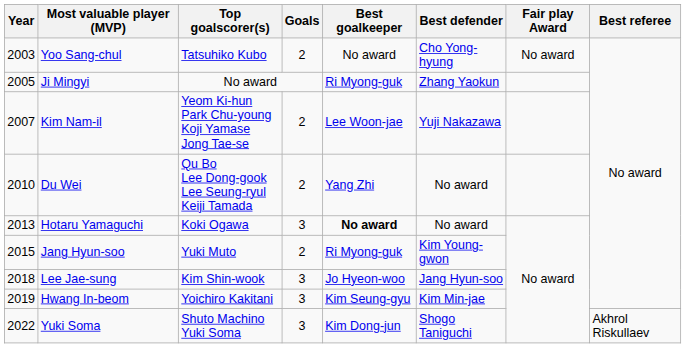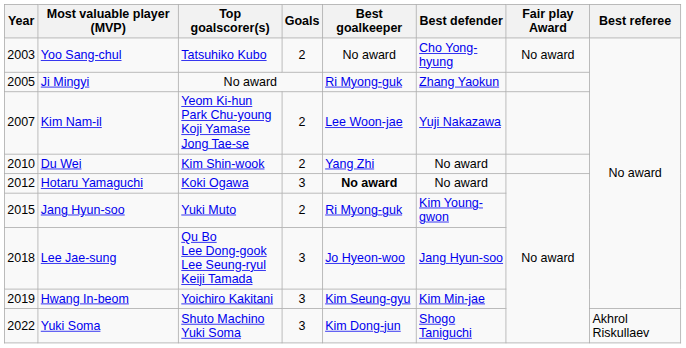(224, 184) Qu Bo Lee Dong-gook Lee Seung-ryul Keiji Tamada -> (223, 163) Kim Shin-wook
(21, 225) 2013 -> (21, 183) 2012
(223, 279) Kim Shin-wook -> (224, 258) Qu Bo Lee Dong-gook Lee Seung-ryul Keiji Tamada
